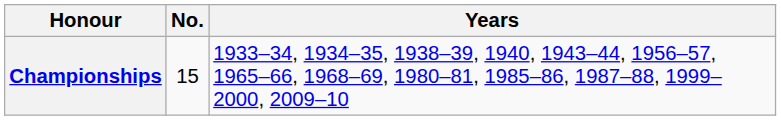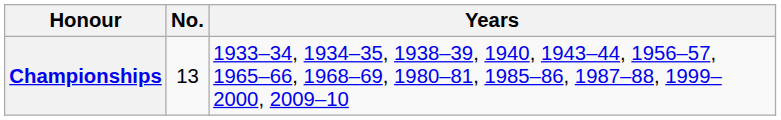(187, 75) 15 -> (187, 75) 13
